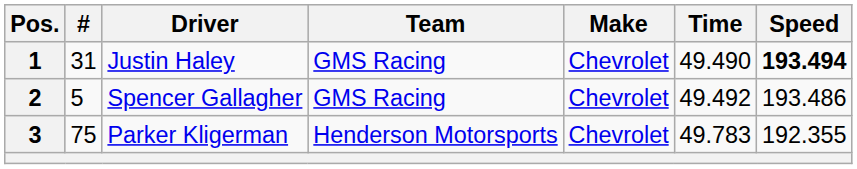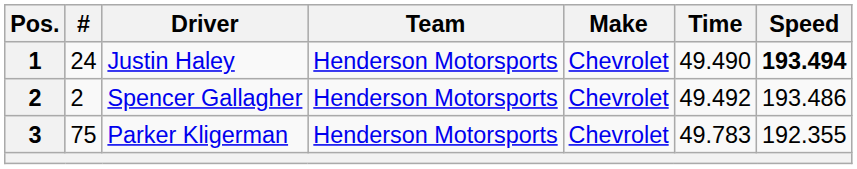(84, 61) 31 -> (84, 61) 24
(380, 61) GMS Racing -> (436, 61) Henderson Motorsports
(77, 98) 5 -> (77, 98) 2
(380, 98) GMS Racing -> (436, 98) Henderson Motorsports
